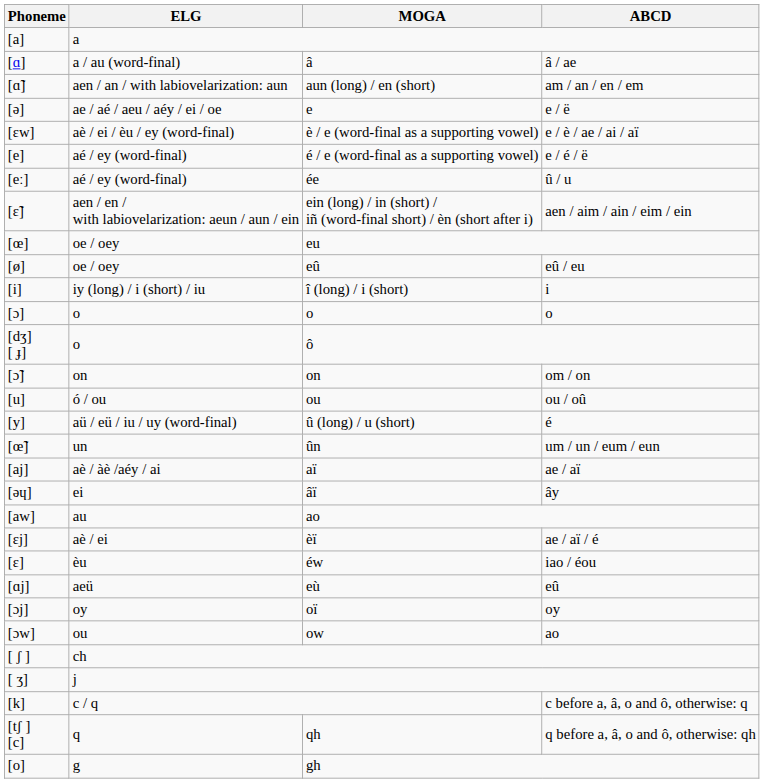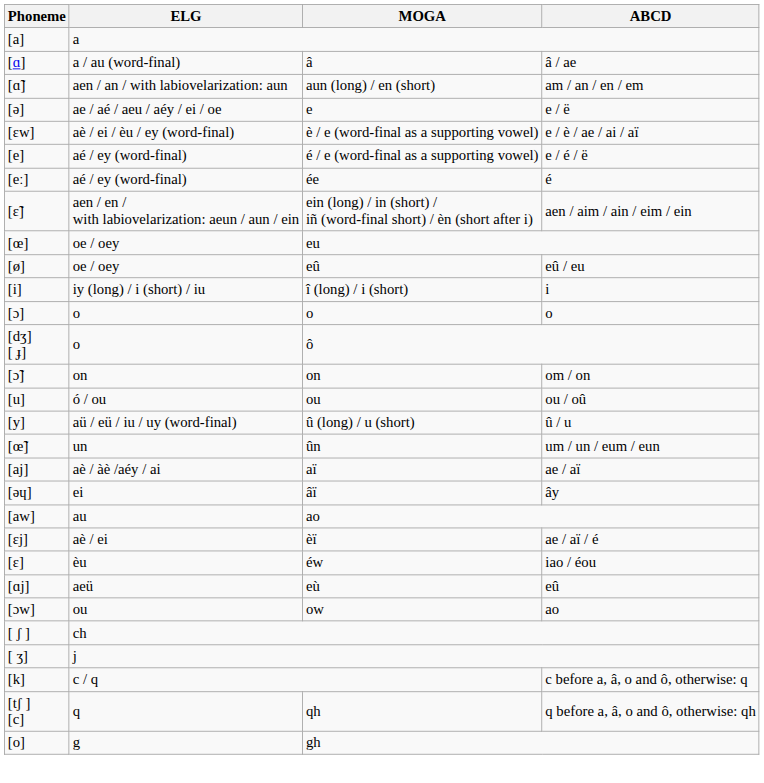(558, 179) û / u -> (549, 179) é
(549, 422) é -> (558, 422) û / u
- row: (312, 609)
